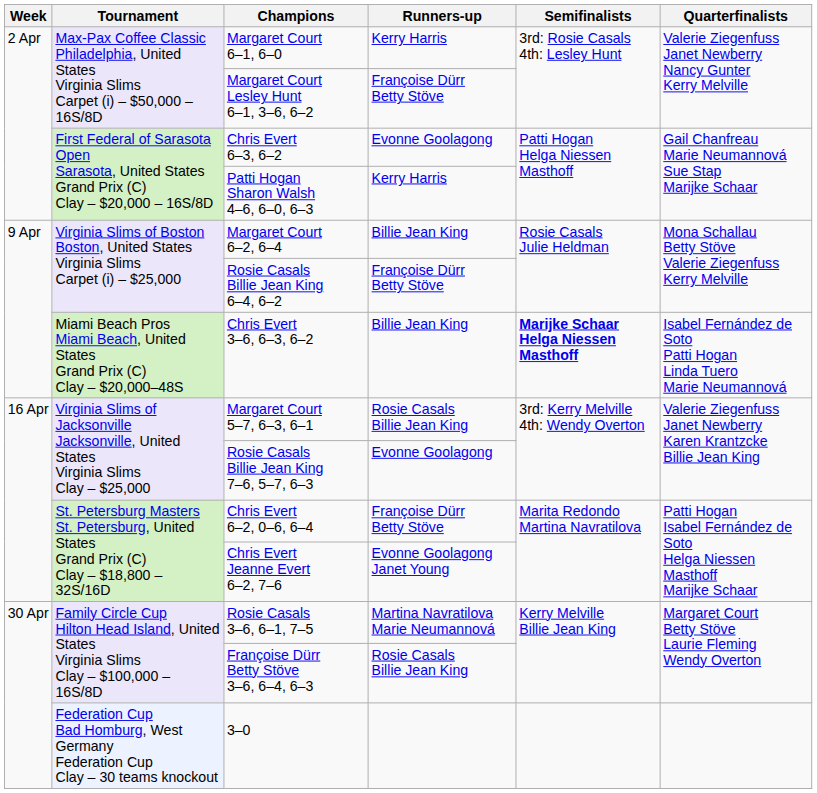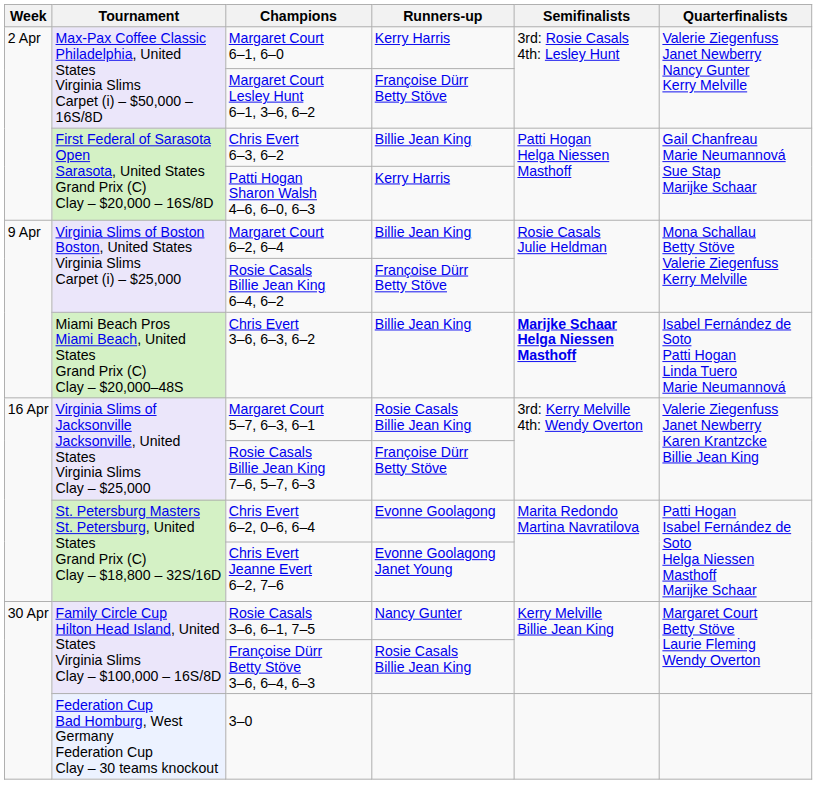(432, 140) Evonne Goolagong -> (423, 140) Billie Jean King
(432, 452) Evonne Goolagong -> (421, 460) Françoise Dürr Betty Stöve
(418, 519) Françoise Dürr Betty Stöve -> (435, 511) Evonne Goolagong
(433, 620) Martina Navratilova Marie Neumannová -> (418, 612) Nancy Gunter
